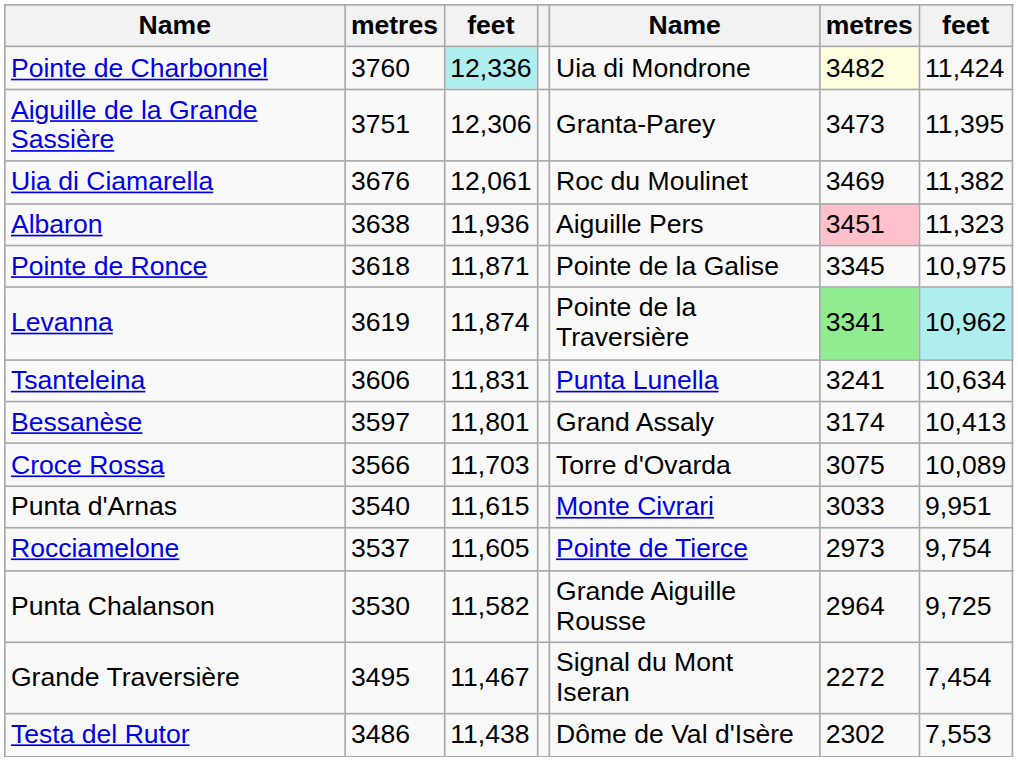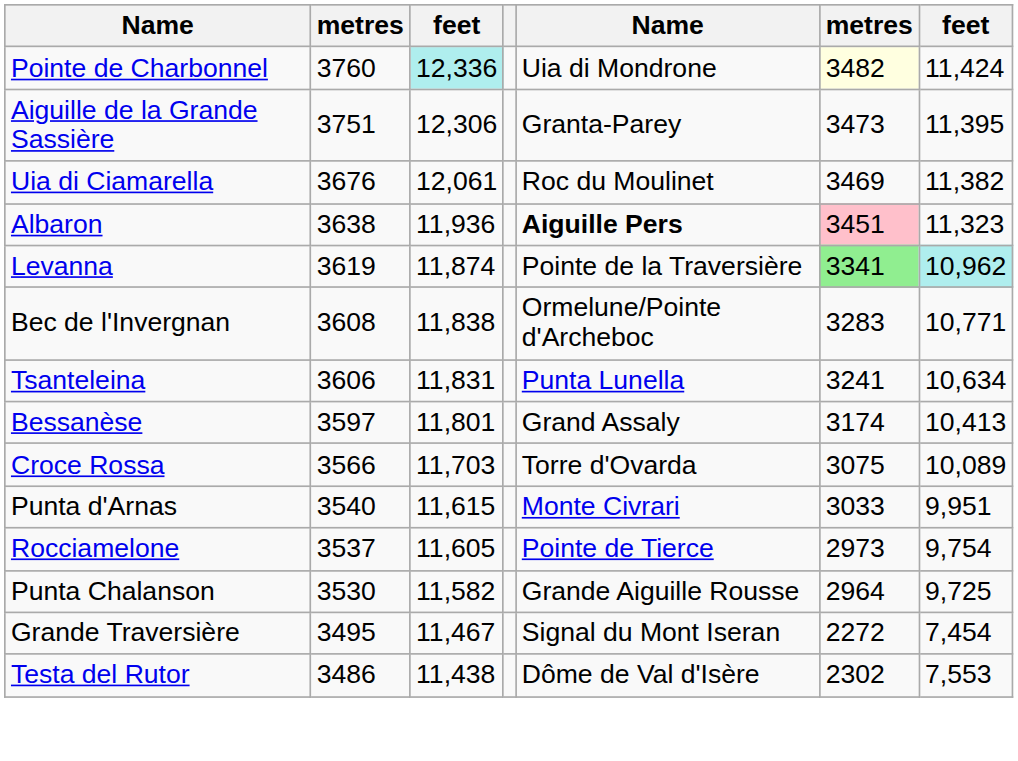(630, 223) normal -> (602, 223) bold
- row: (109, 266)
+ row: (121, 323)
